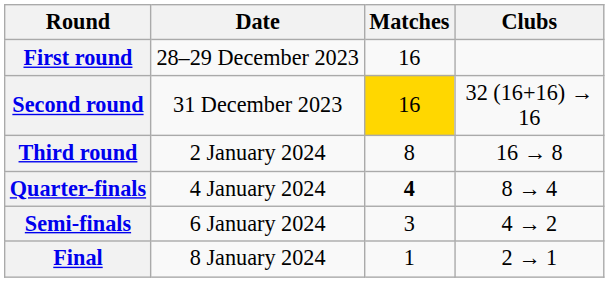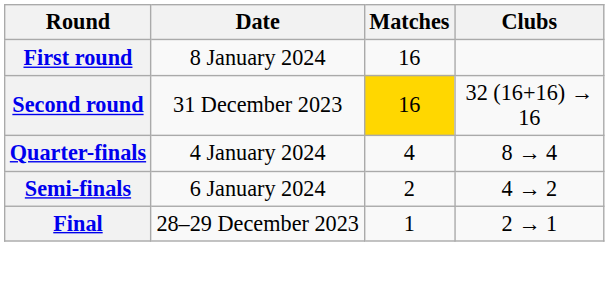(258, 57) 28–29 December 2023 -> (258, 57) 8 January 2024
- row: (78, 152)
(409, 188) bold -> (409, 152) normal
(409, 223) 3 -> (409, 188) 2
(258, 258) 8 January 2024 -> (258, 223) 28–29 December 2023
